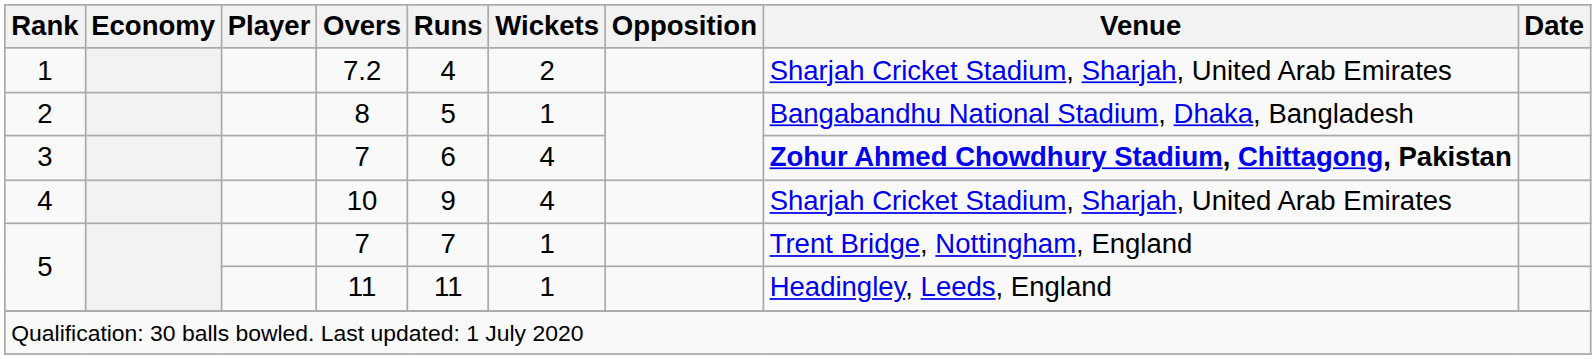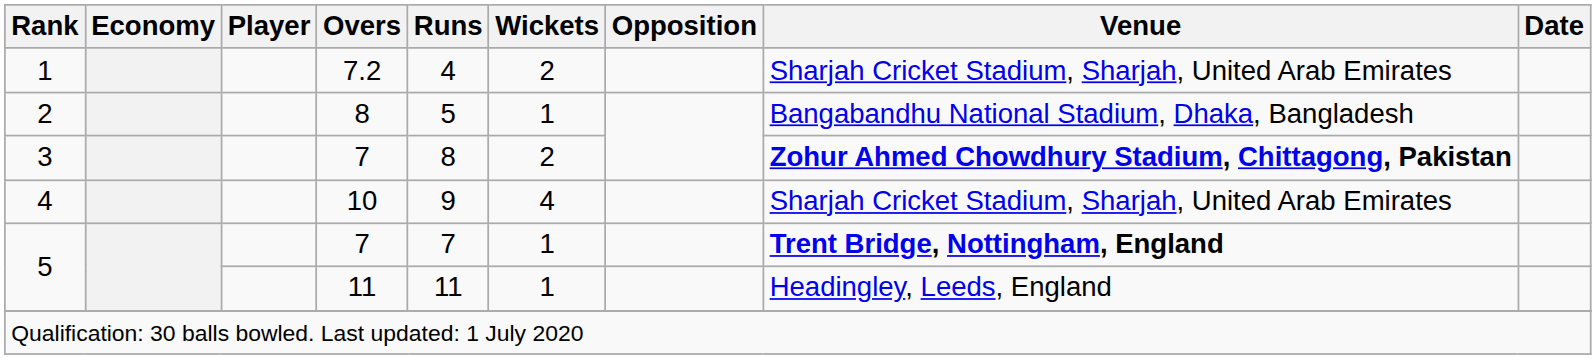(448, 157) 6 -> (448, 157) 8
(547, 157) 4 -> (547, 157) 2
(981, 244) normal -> (997, 244) bold
